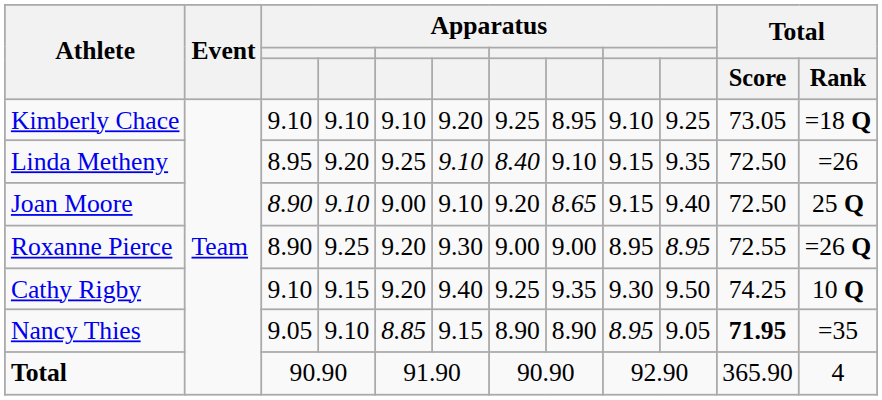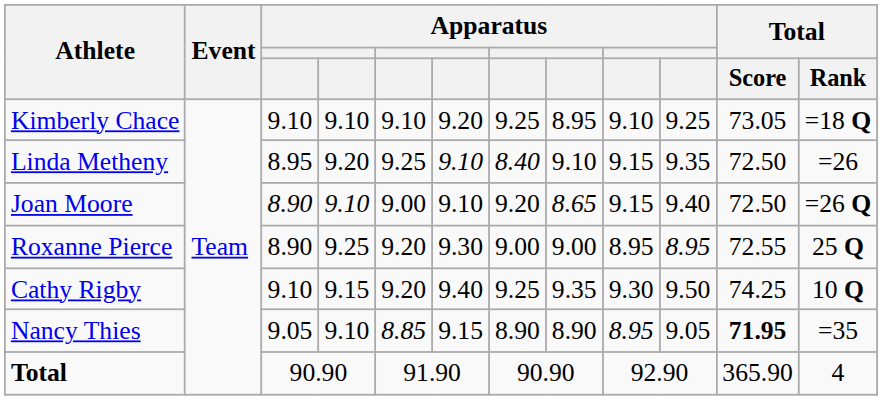(838, 204) 25 Q -> (838, 204) =26 Q
(838, 246) =26 Q -> (838, 246) 25 Q
